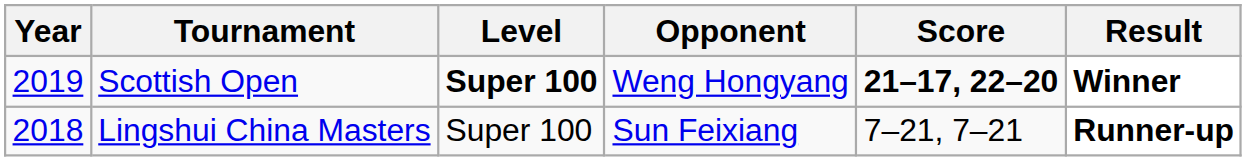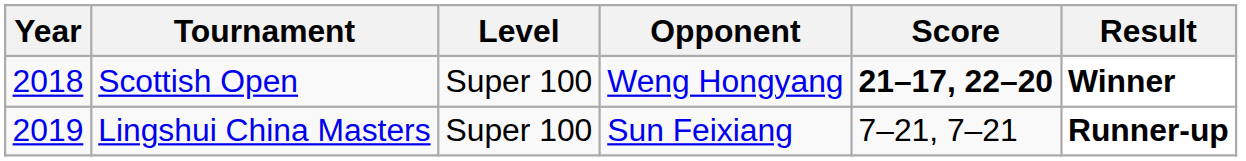(48, 81) 2019 -> (48, 81) 2018
(522, 81) bold -> (519, 81) normal
(48, 131) 2018 -> (48, 131) 2019
